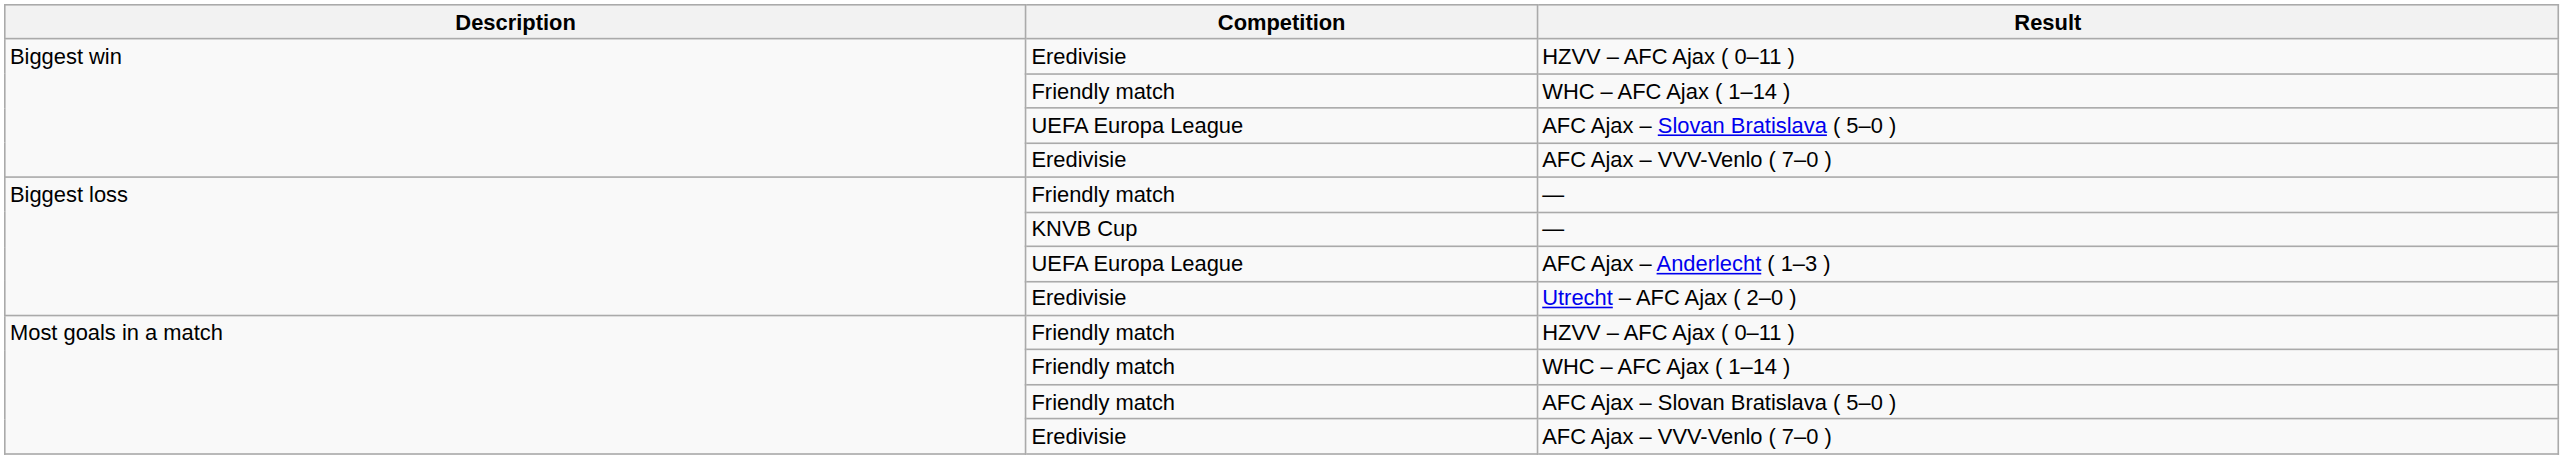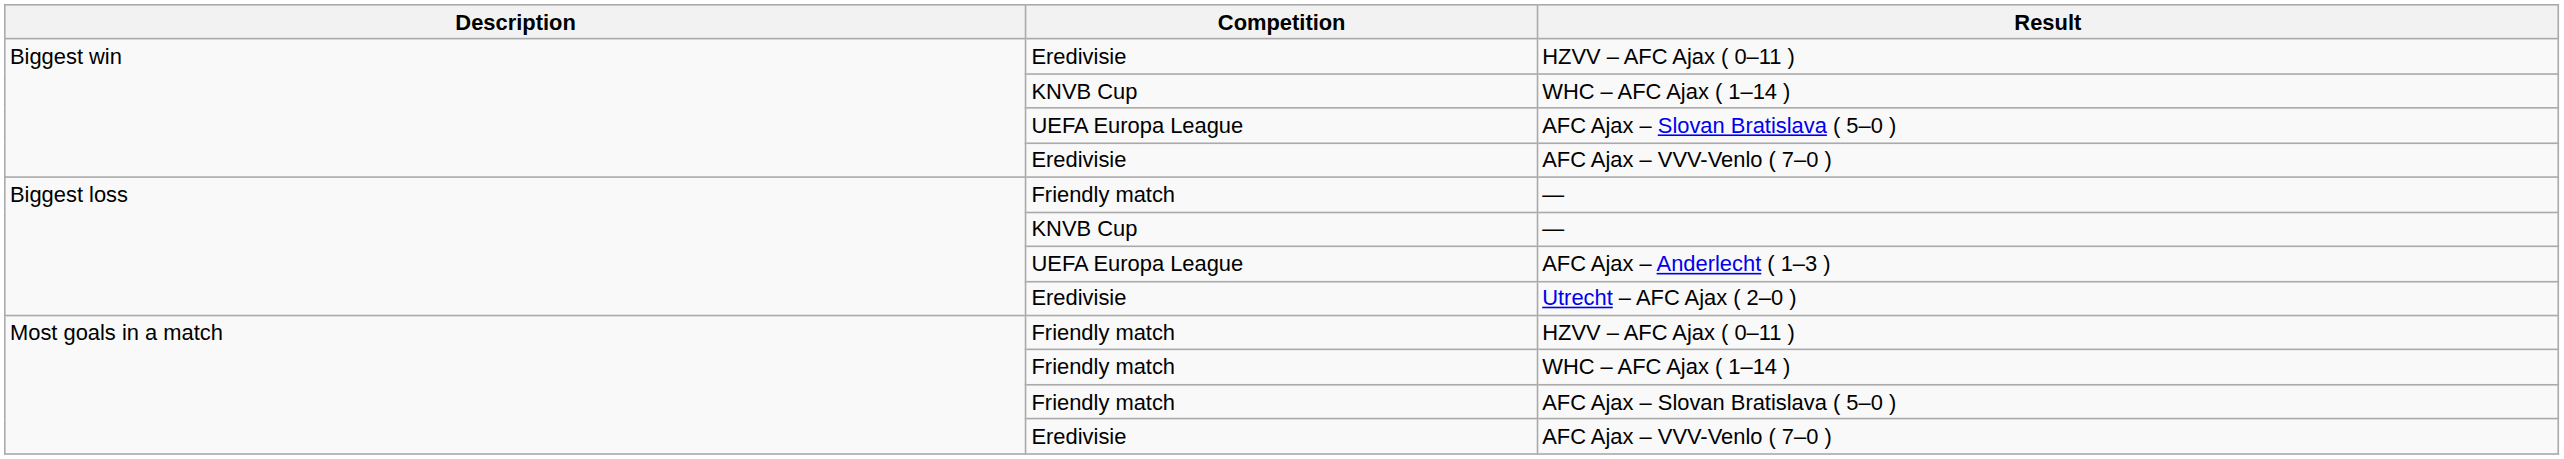(1103, 91) Friendly match -> (1084, 91) KNVB Cup
